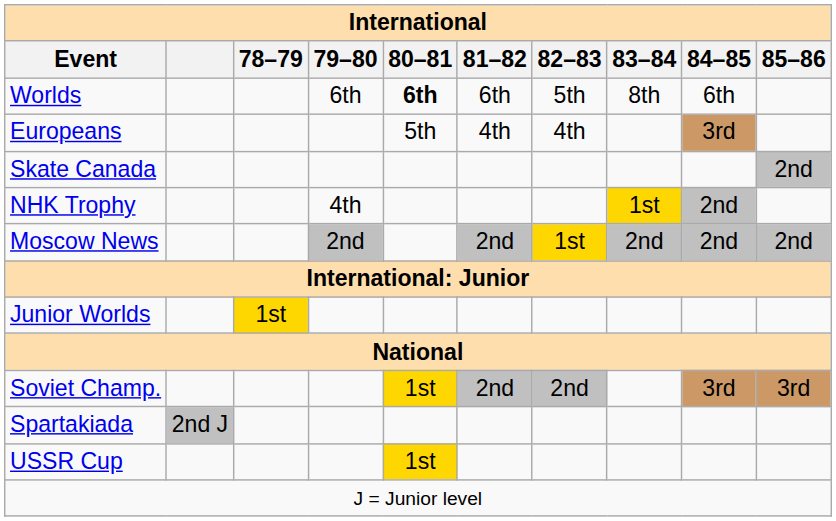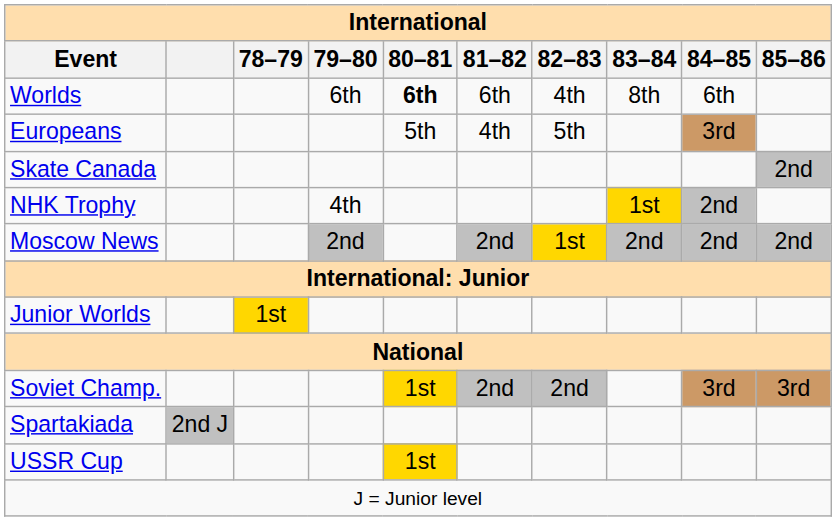(570, 95) 5th -> (570, 95) 4th
(570, 132) 4th -> (570, 132) 5th
